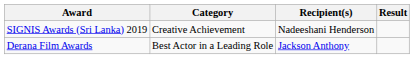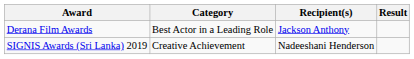rows swapped: (50, 45) <-> (77, 29)
